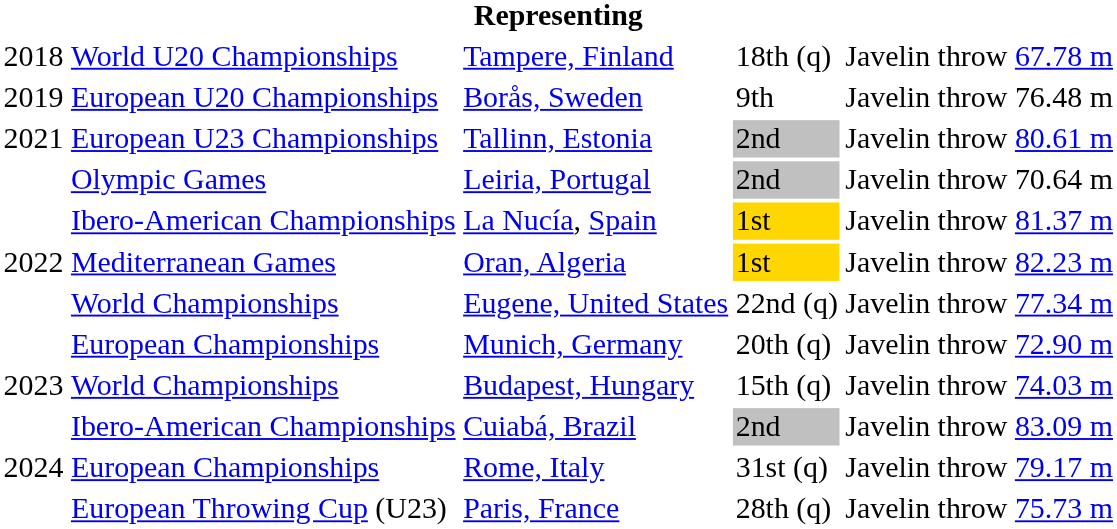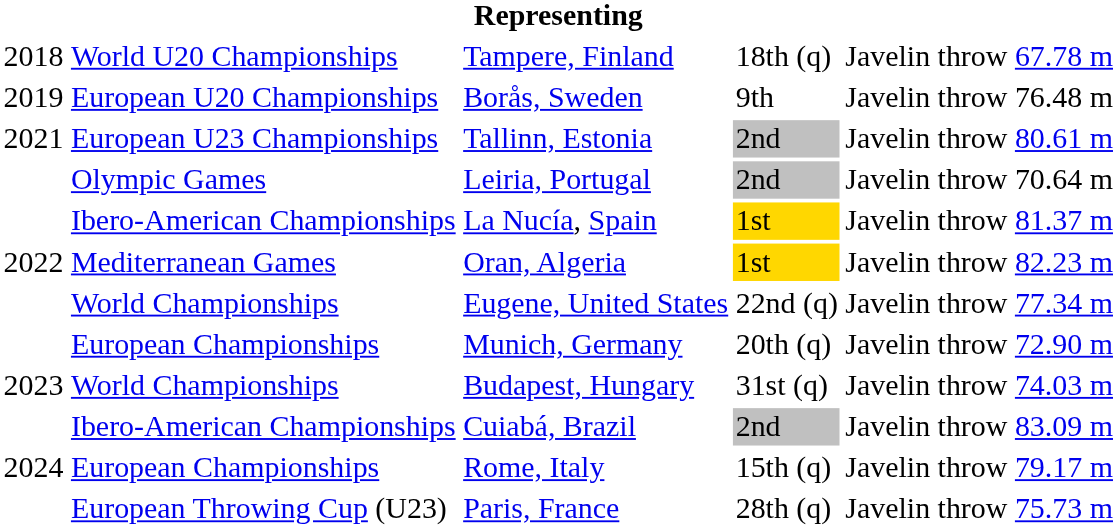(783, 385) 15th (q) -> (782, 385) 31st (q)
(782, 467) 31st (q) -> (783, 467) 15th (q)
